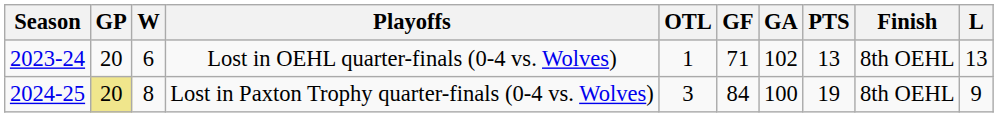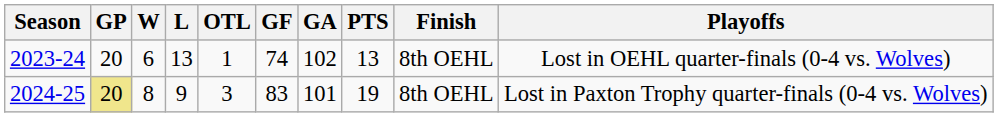columns swapped: (976, 22) <-> (412, 22)
(738, 58) 71 -> (277, 58) 74
(738, 93) 84 -> (277, 93) 83
(781, 93) 100 -> (320, 93) 101
